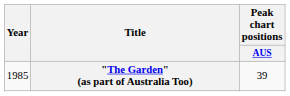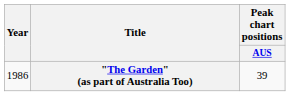(18, 76) 1985 -> (18, 76) 1986
